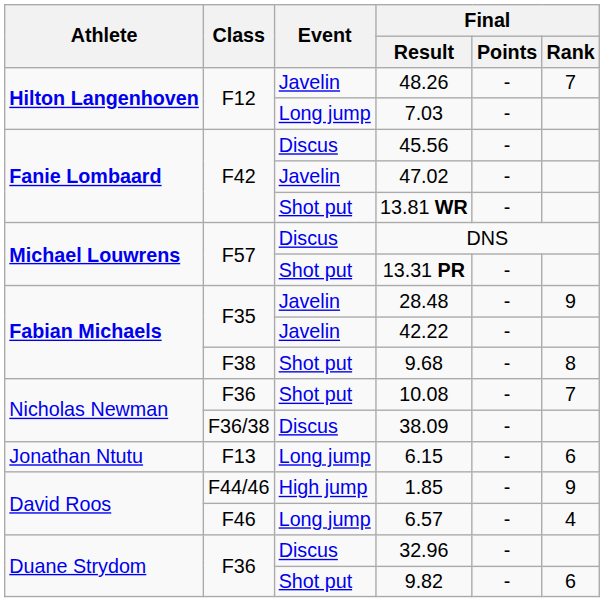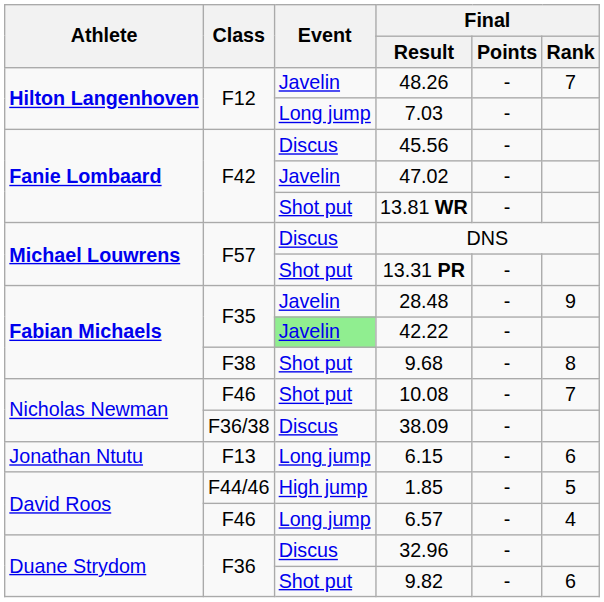(309, 332) no background -> (309, 332) lightgreen background
(239, 395) F36 -> (239, 395) F46
(571, 488) 9 -> (571, 488) 5
